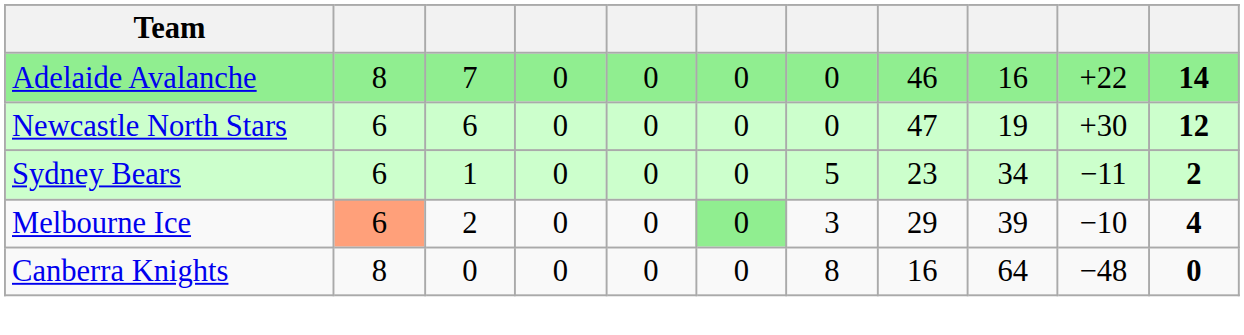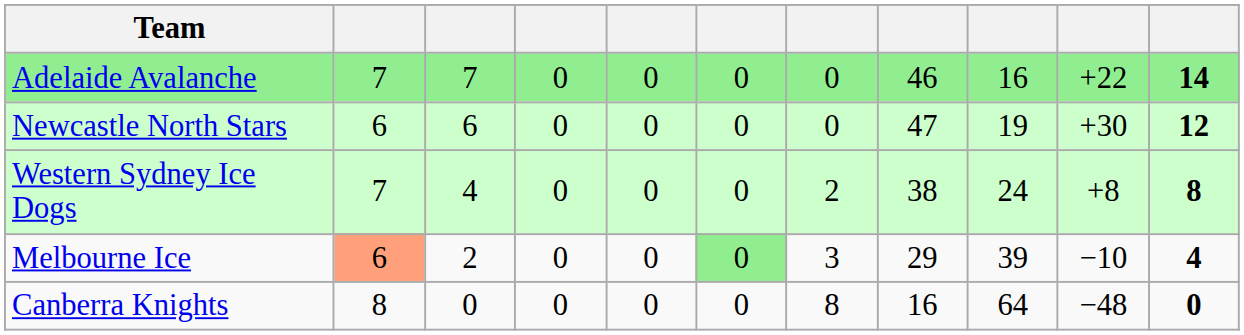(379, 77) 8 -> (379, 77) 7
- row: (96, 174)
+ row: (134, 191)
